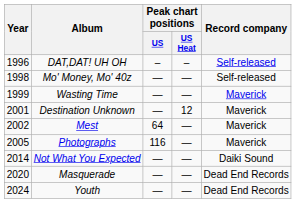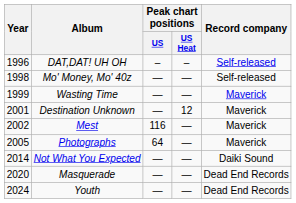(157, 126) 64 -> (157, 126) 116
(157, 142) 116 -> (157, 142) 64
